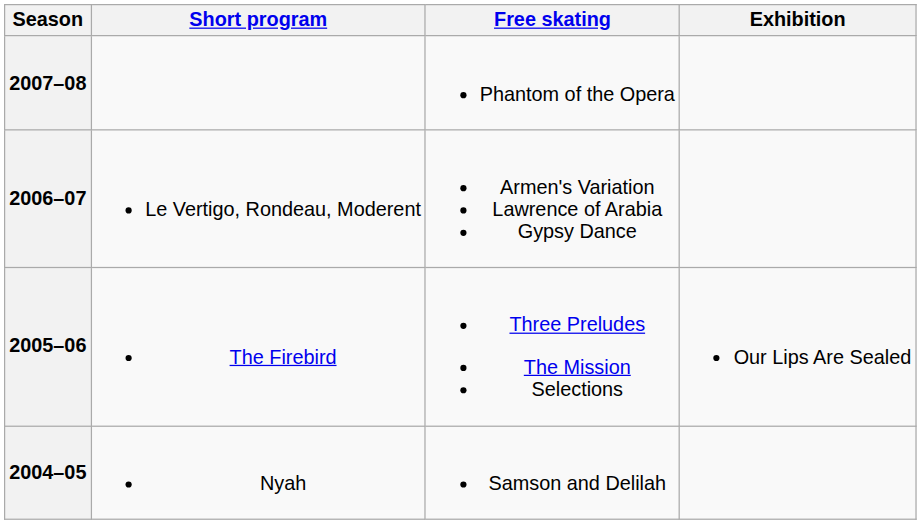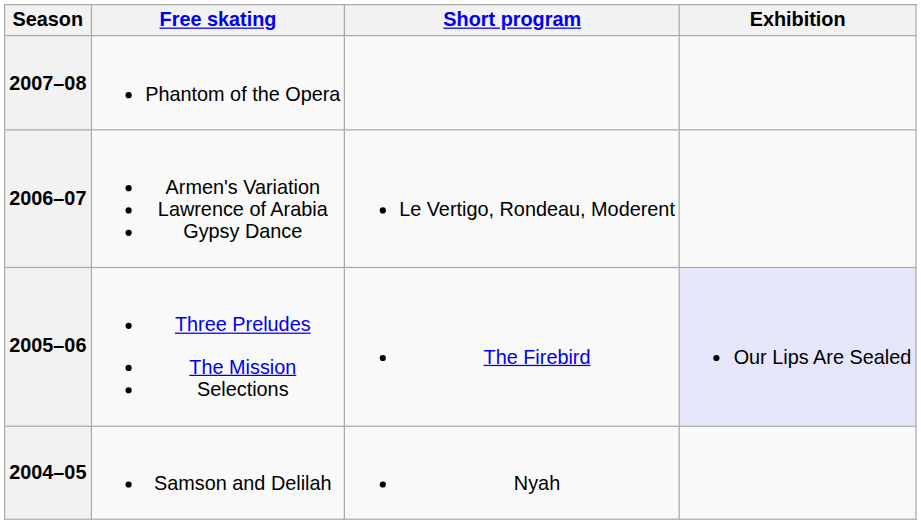columns swapped: (258, 20) <-> (552, 20)
(798, 358) no background -> (798, 358) lavender background
